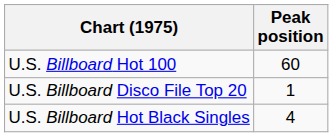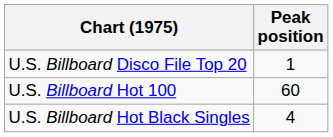rows swapped: (92, 63) <-> (128, 90)
